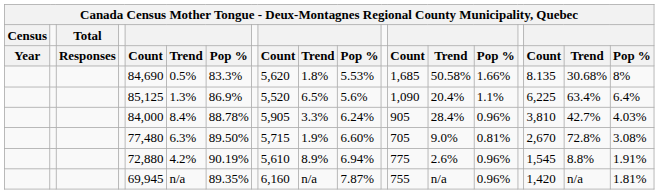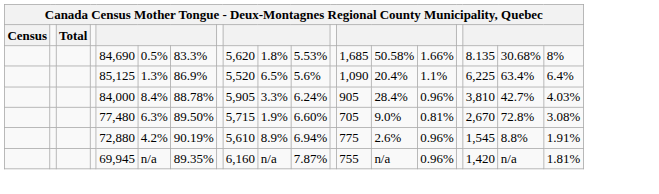- row: (27, 55)
